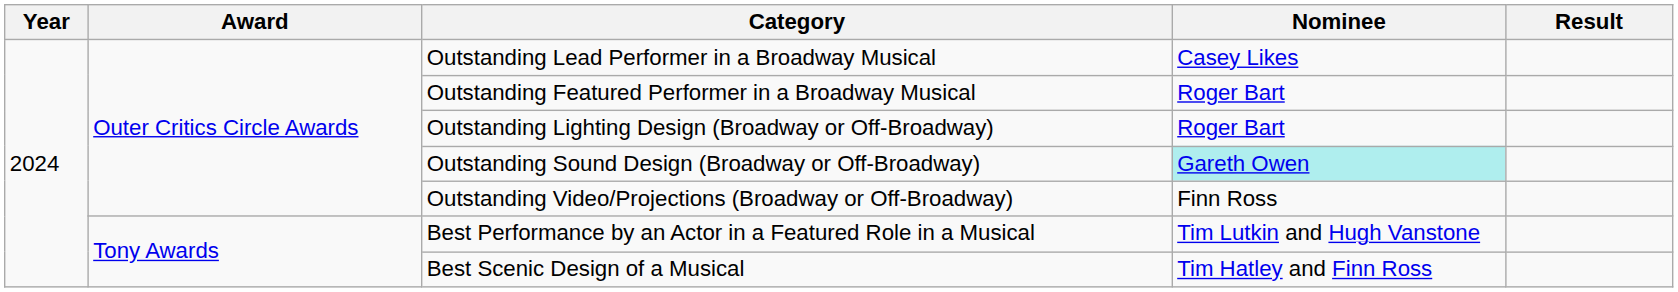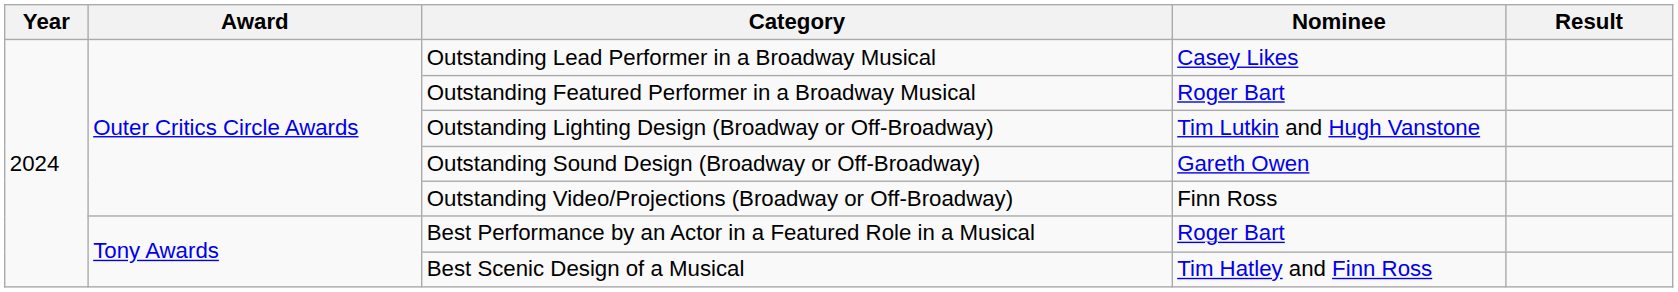(1231, 127) Roger Bart -> (1329, 127) Tim Lutkin and Hugh Vanstone
(1243, 163) paleturquoise background -> (1243, 163) no background
(1329, 233) Tim Lutkin and Hugh Vanstone -> (1231, 233) Roger Bart
